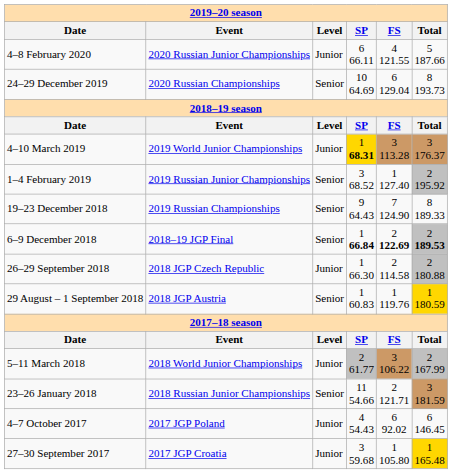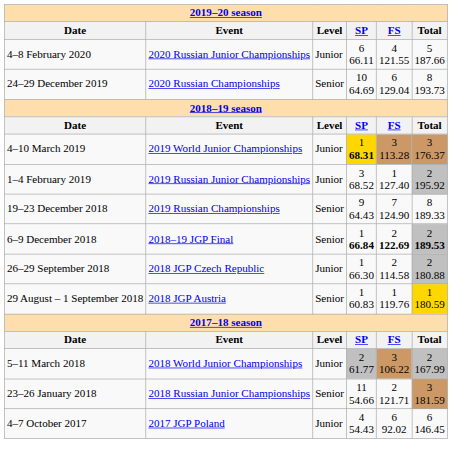(330, 179) Senior -> (329, 179) Junior
- row: (58, 453)
